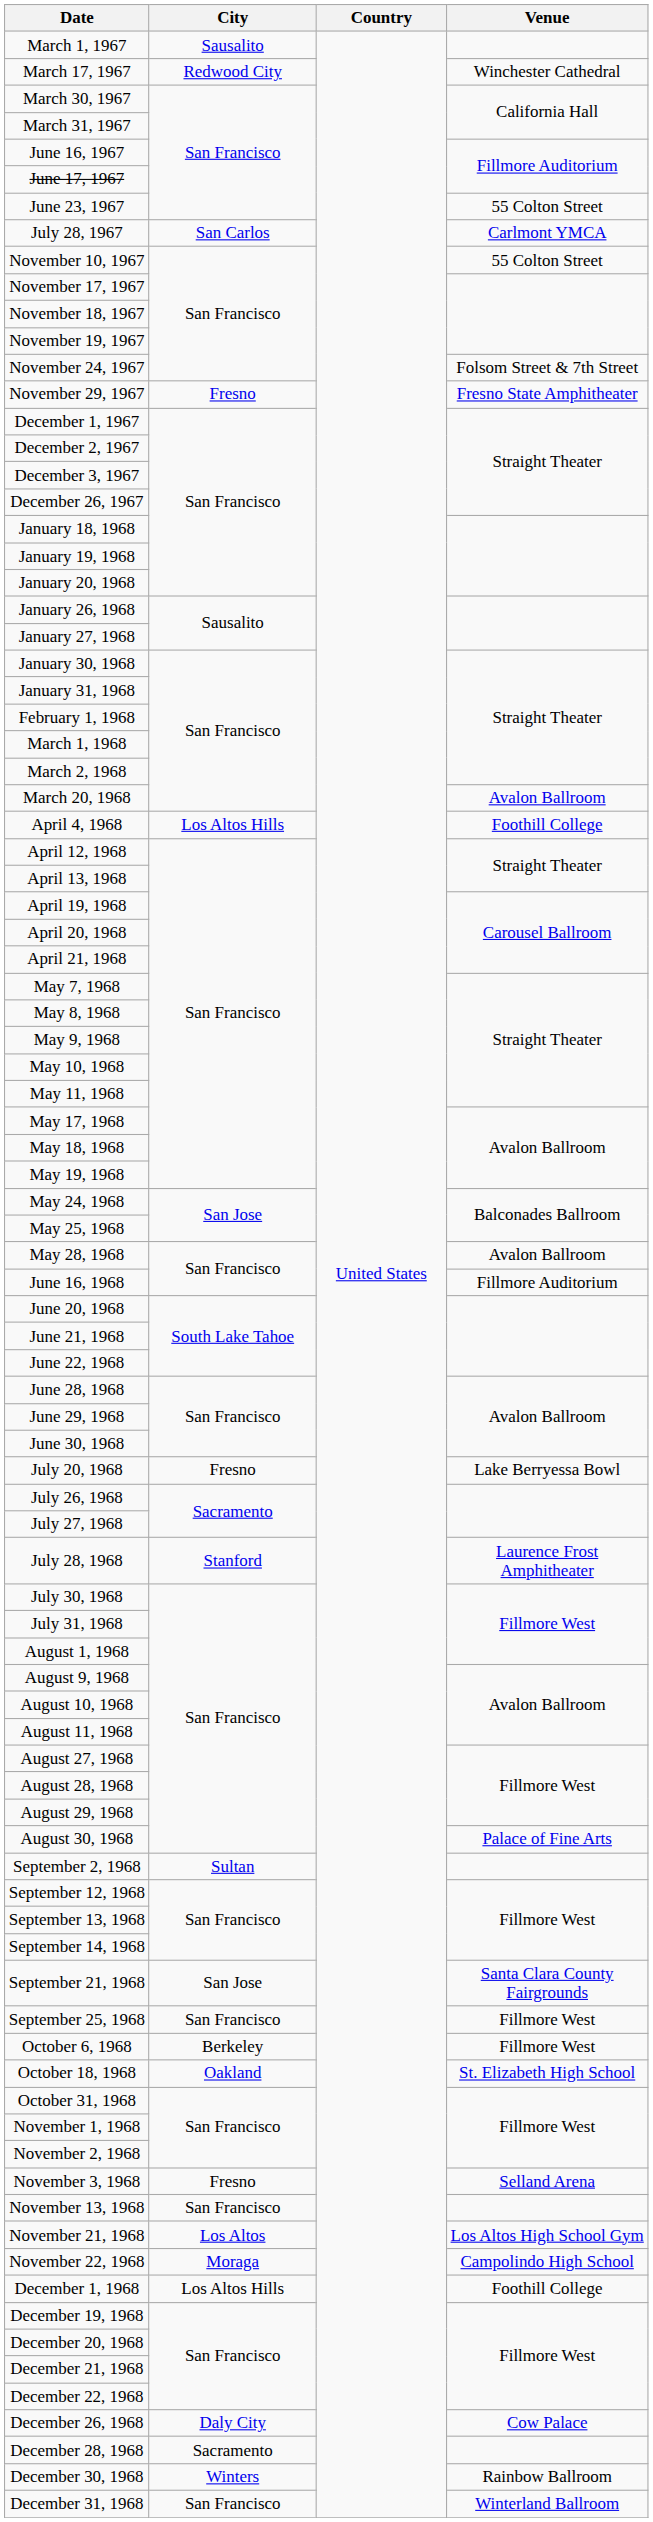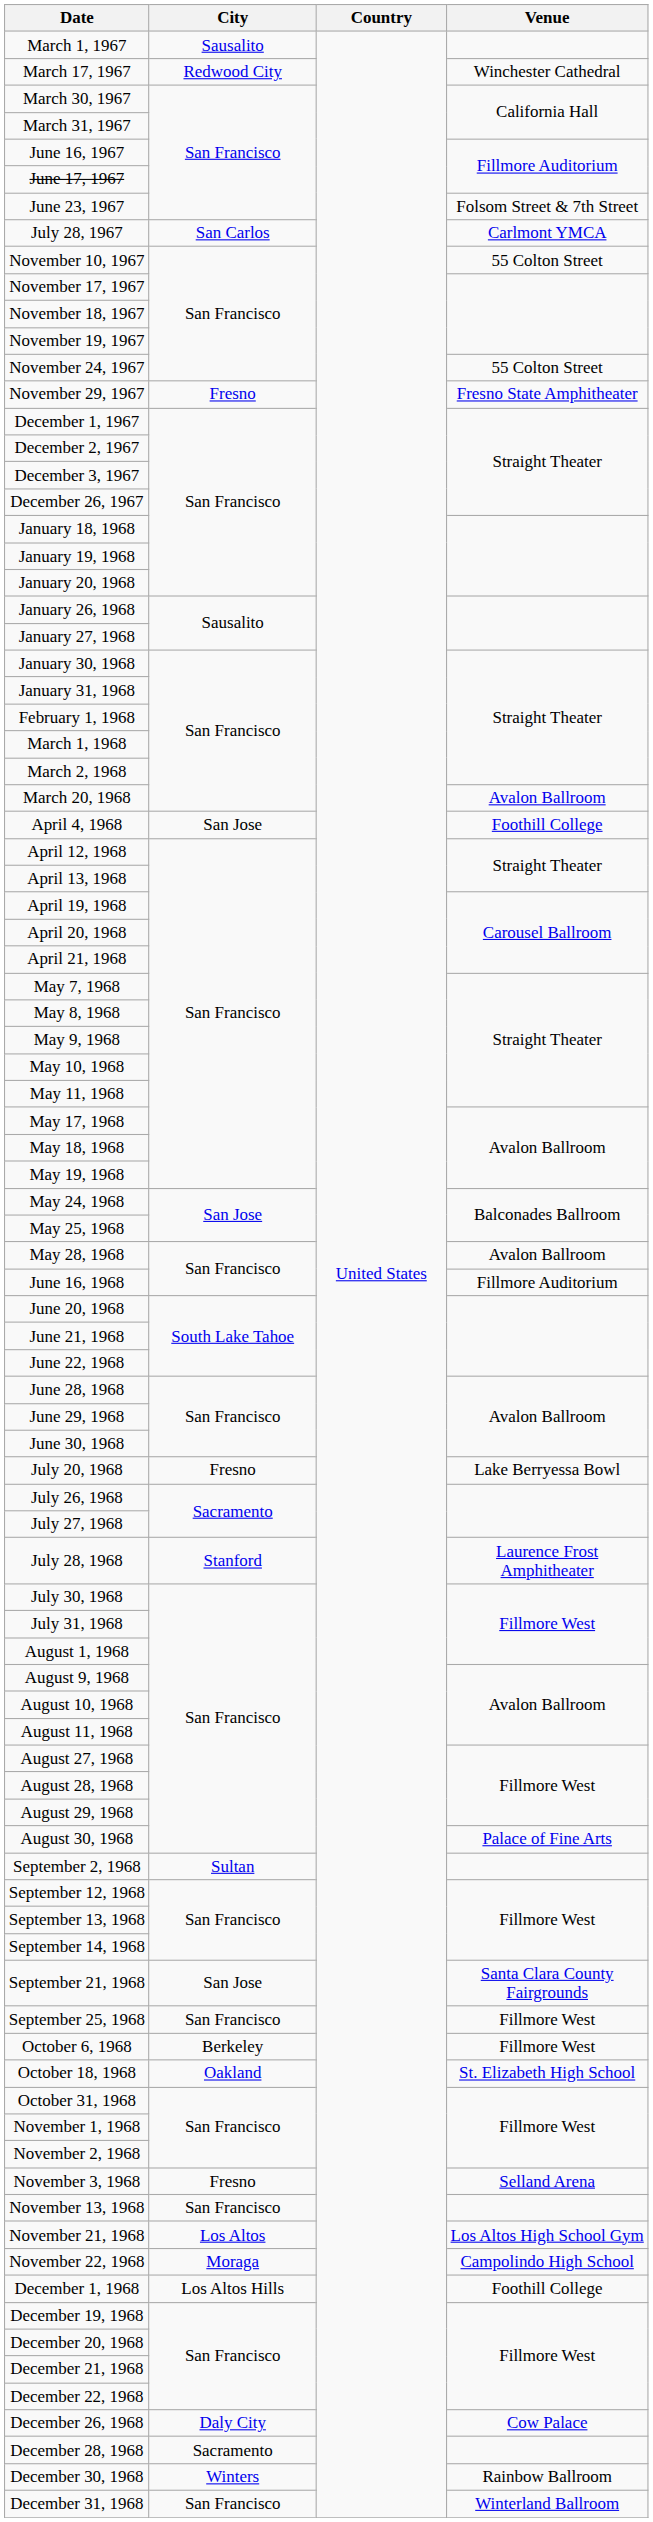(547, 206) 55 Colton Street -> (547, 206) Folsom Street & 7th Street
(547, 367) Folsom Street & 7th Street -> (547, 367) 55 Colton Street
(233, 824) Los Altos Hills -> (233, 824) San Jose
